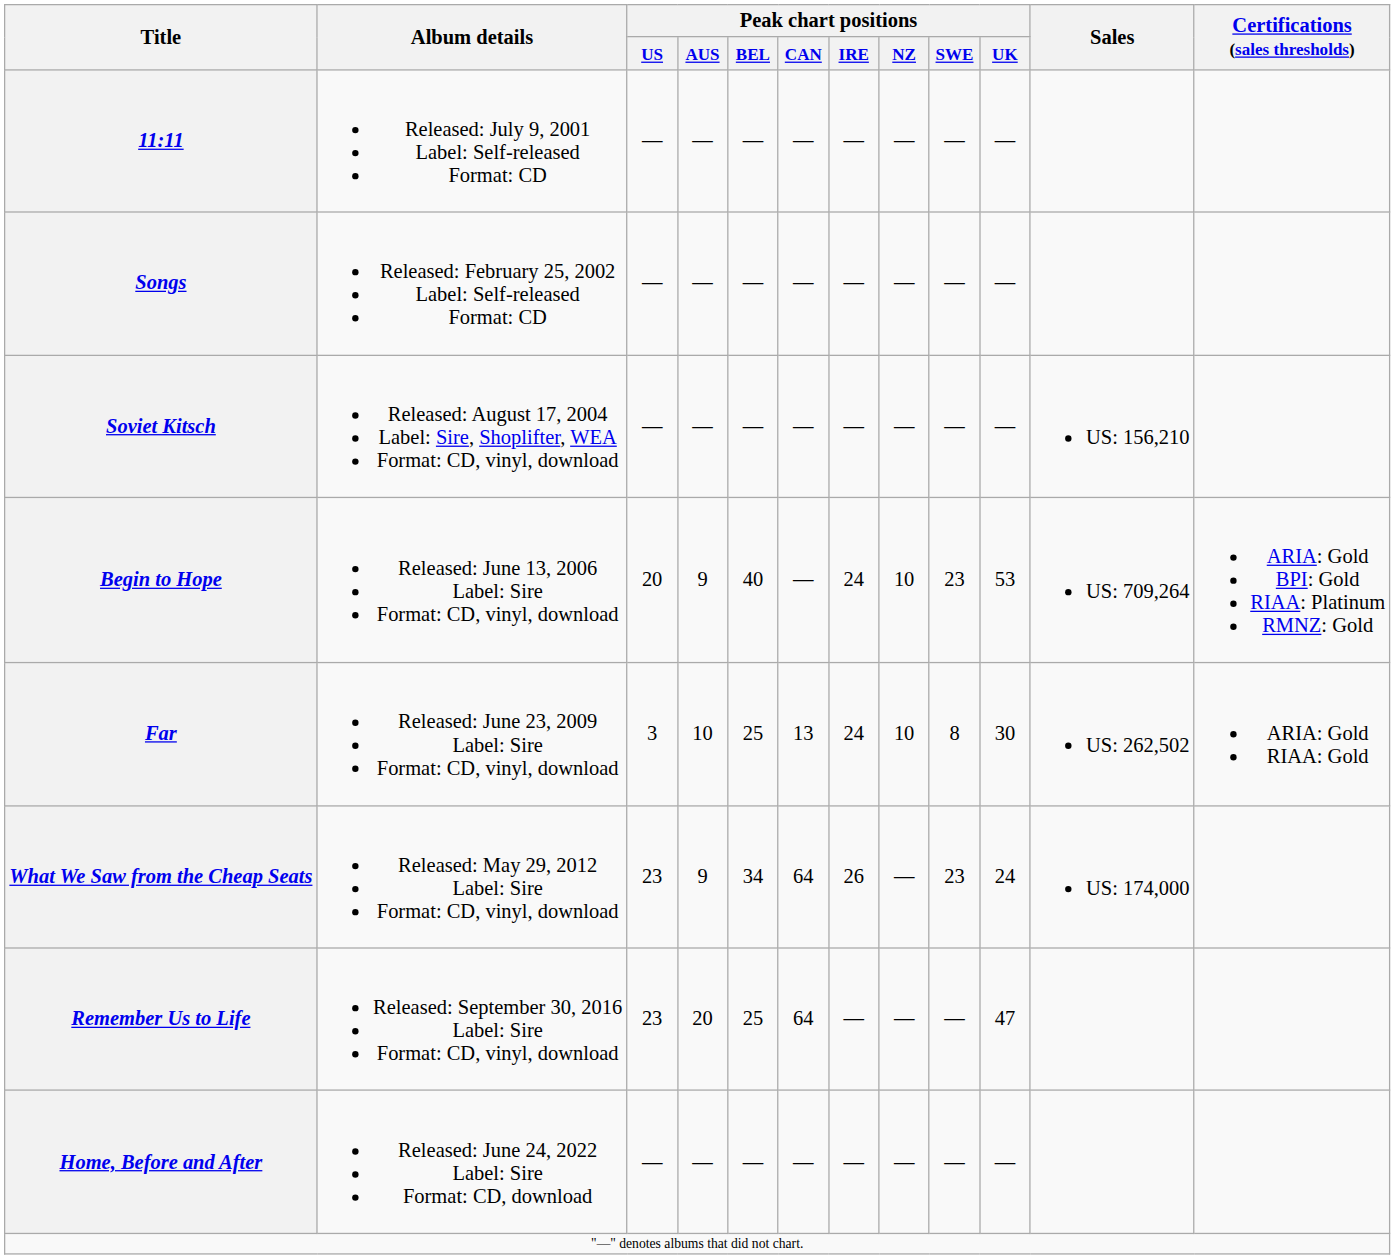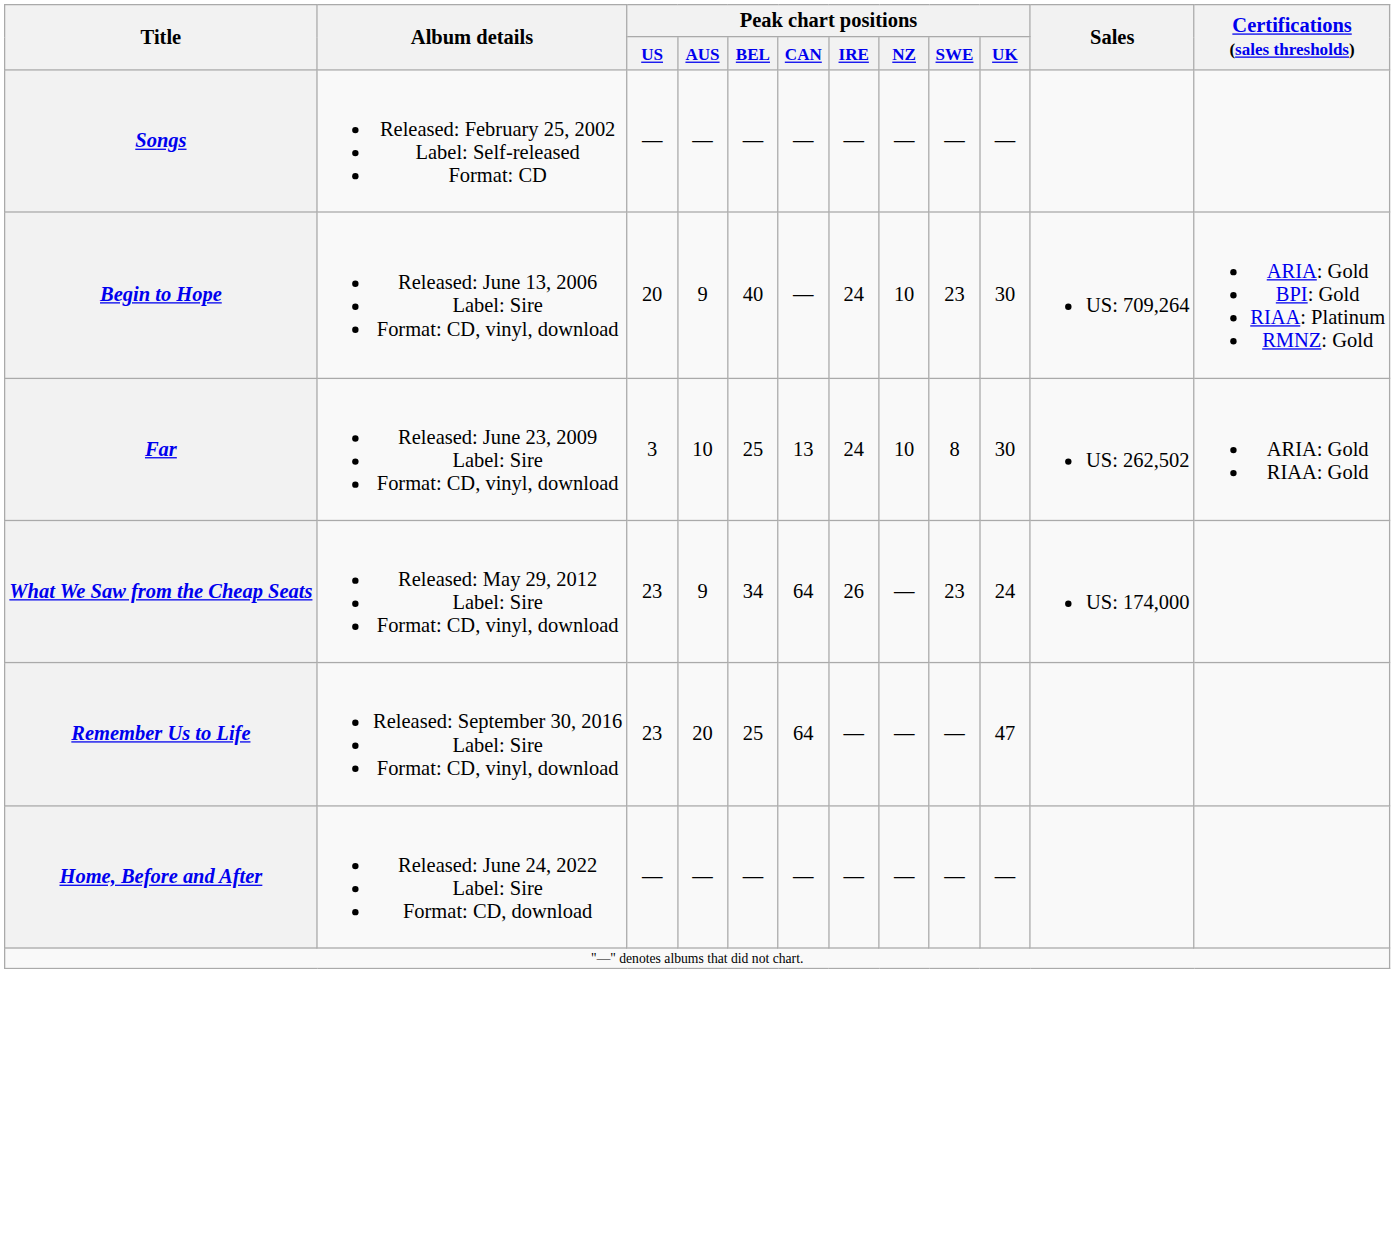- row: (161, 140)
- row: (161, 425)
(1005, 579) 53 -> (1005, 294) 30
